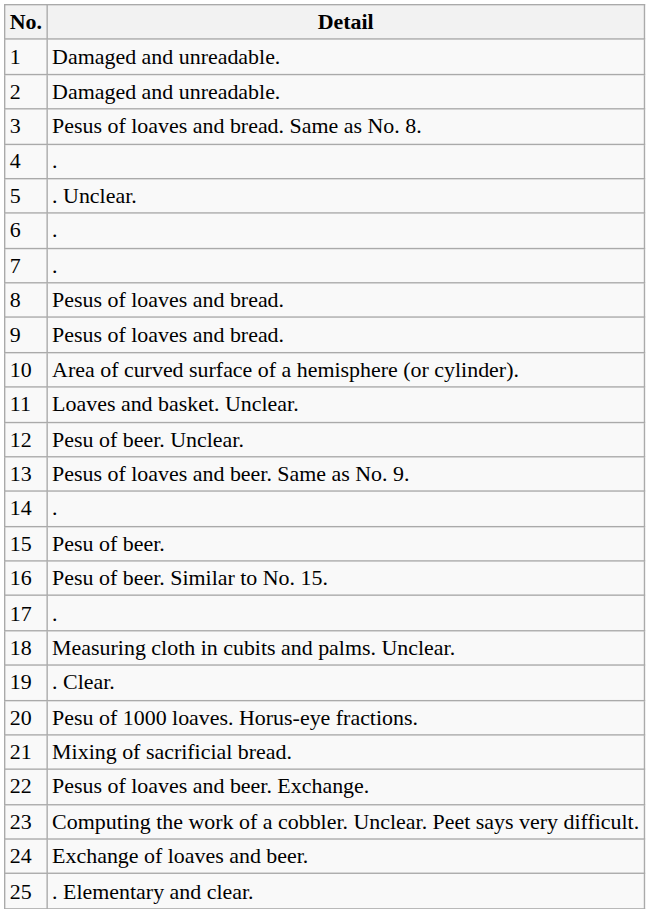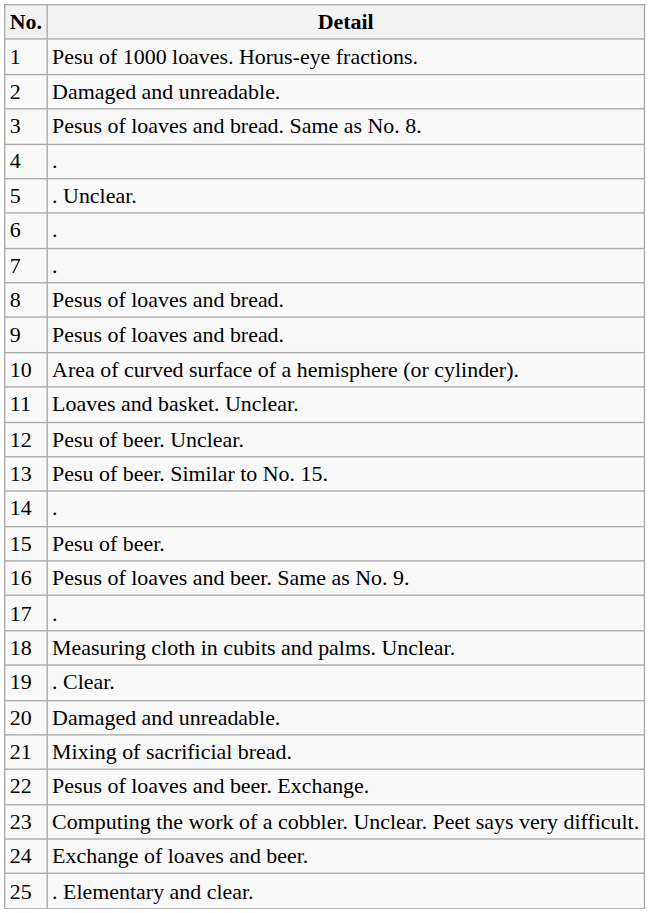(166, 56) Damaged and unreadable. -> (235, 56) Pesu of 1000 loaves. Horus-eye fractions.
(231, 473) Pesus of loaves and beer. Same as No. 9. -> (190, 473) Pesu of beer. Similar to No. 15.
(190, 578) Pesu of beer. Similar to No. 15. -> (231, 578) Pesus of loaves and beer. Same as No. 9.
(235, 717) Pesu of 1000 loaves. Horus-eye fractions. -> (166, 717) Damaged and unreadable.
